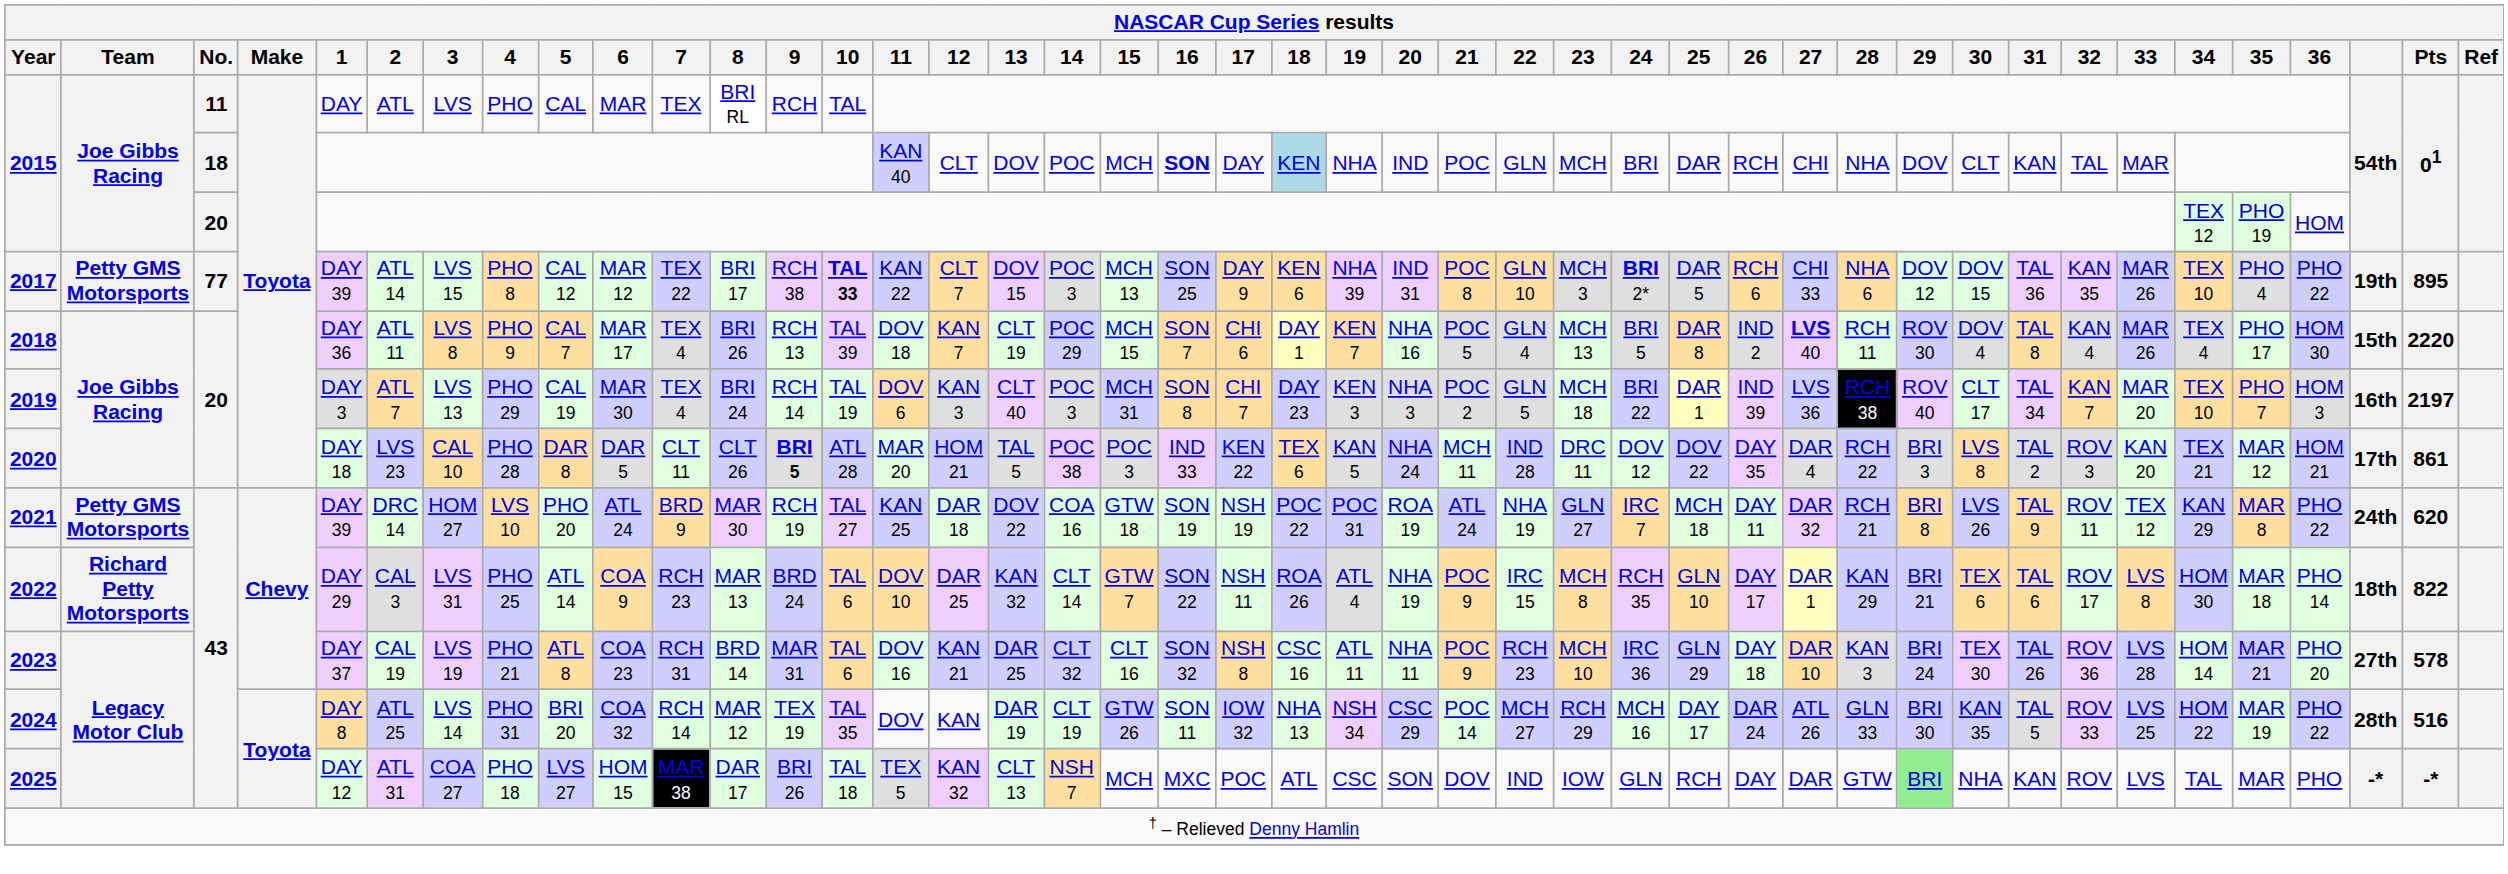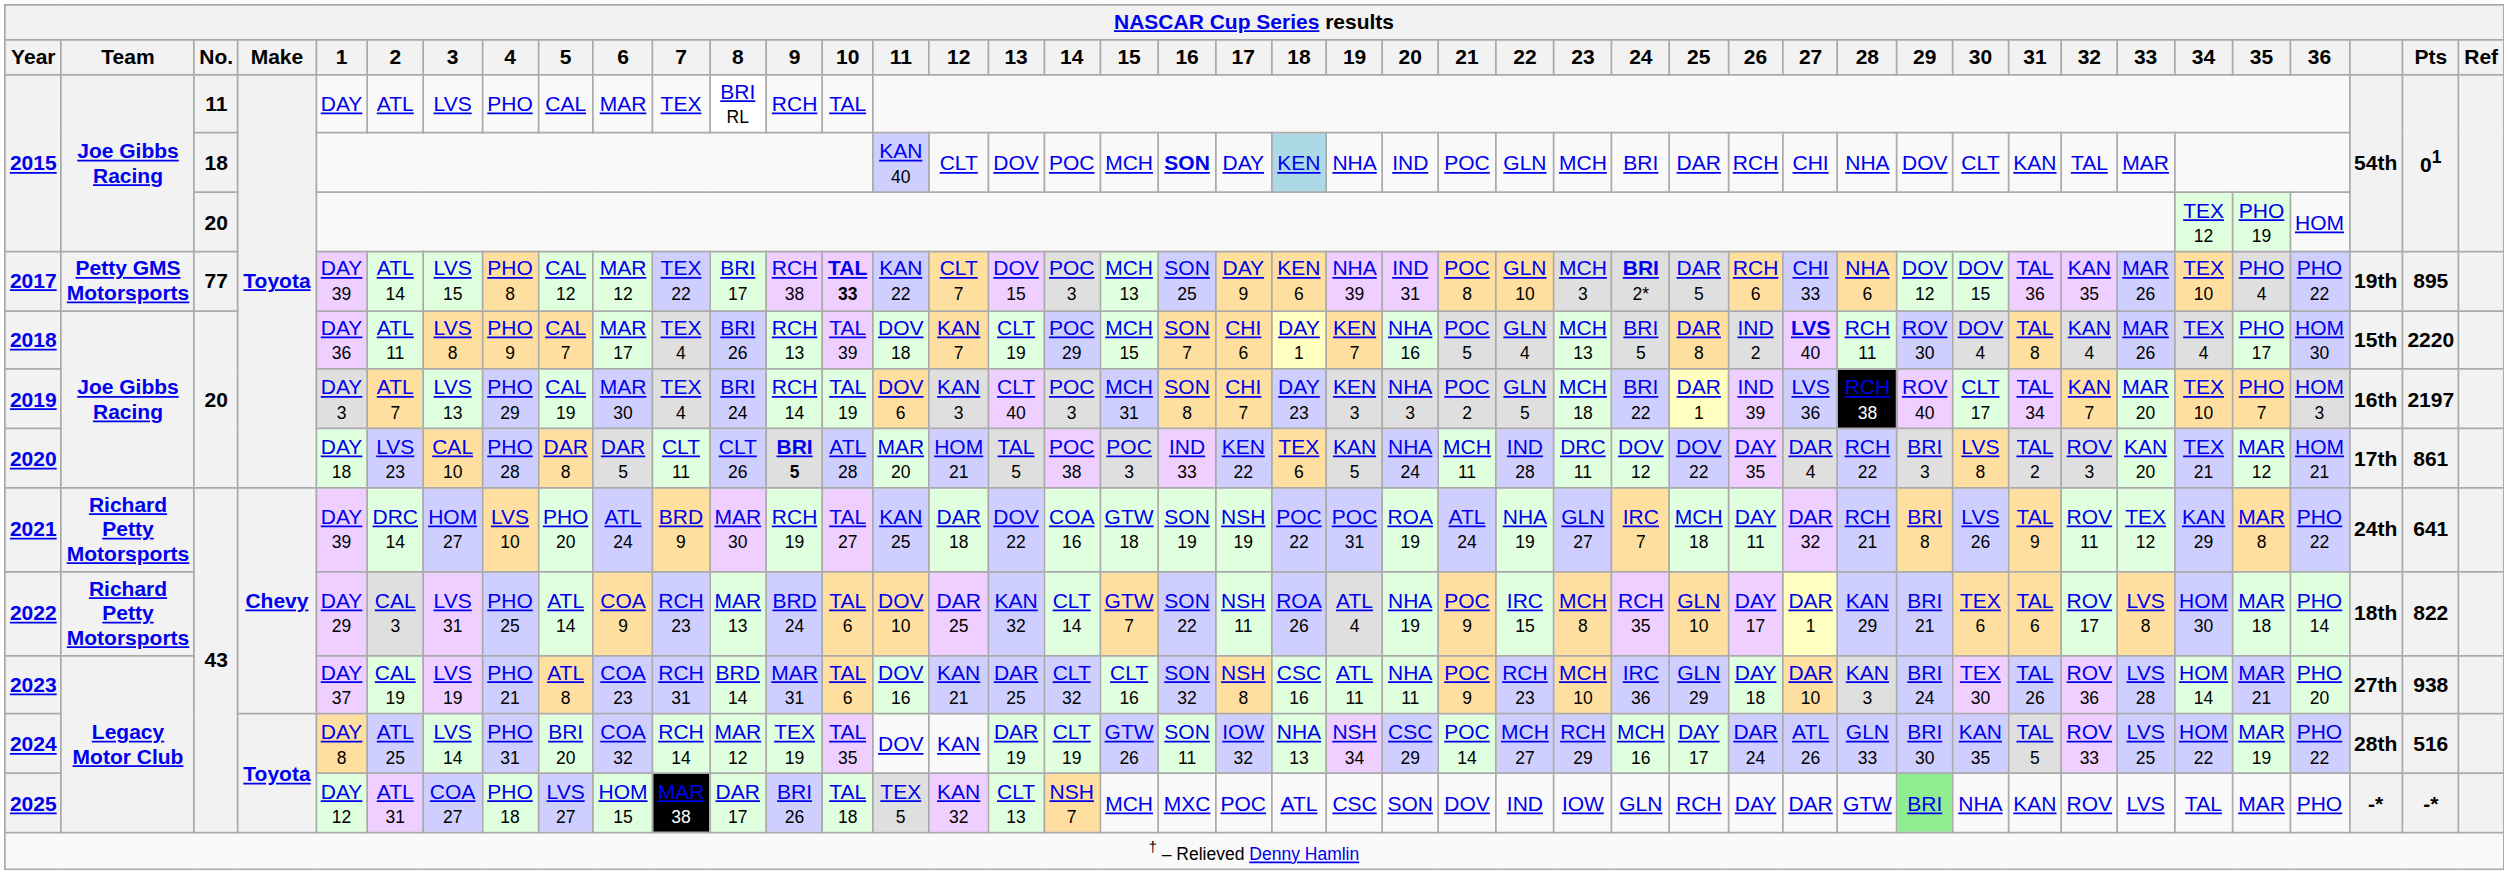(128, 517) Petty GMS Motorsports -> (128, 530) Richard Petty Motorsports
(2431, 517) 620 -> (2431, 530) 641
(2431, 660) 578 -> (2431, 685) 938
